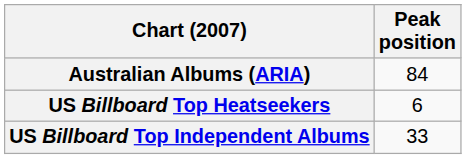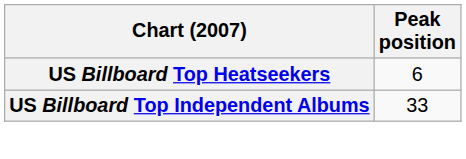- row: (189, 74)
